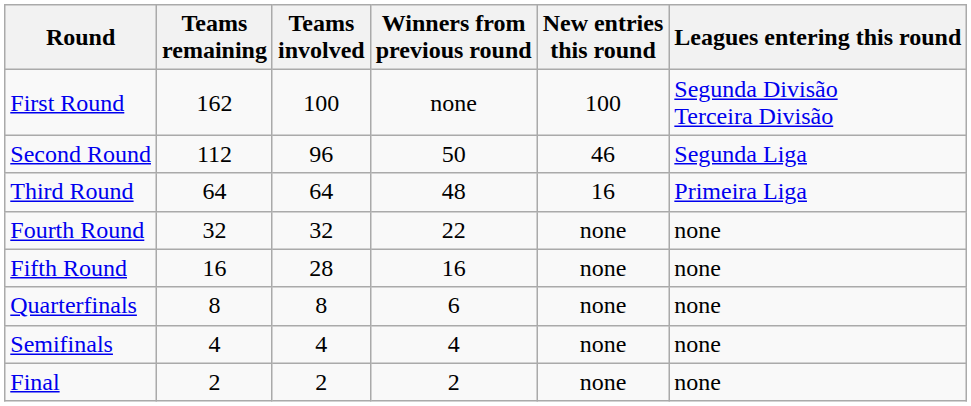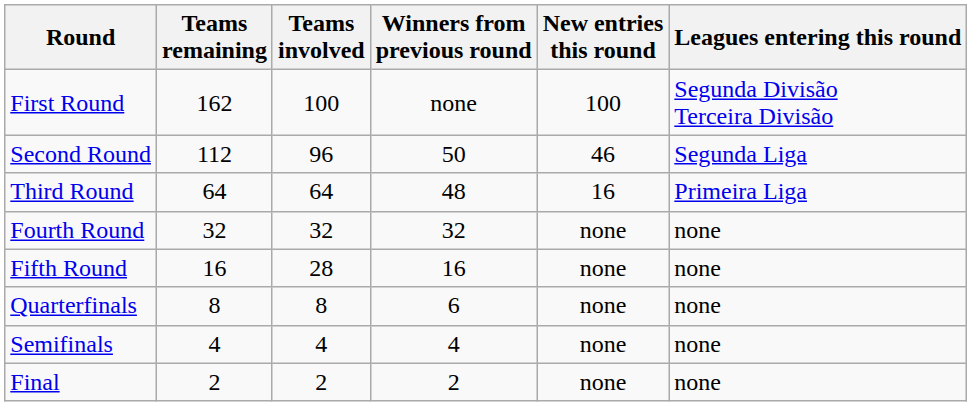(454, 229) 22 -> (454, 229) 32
